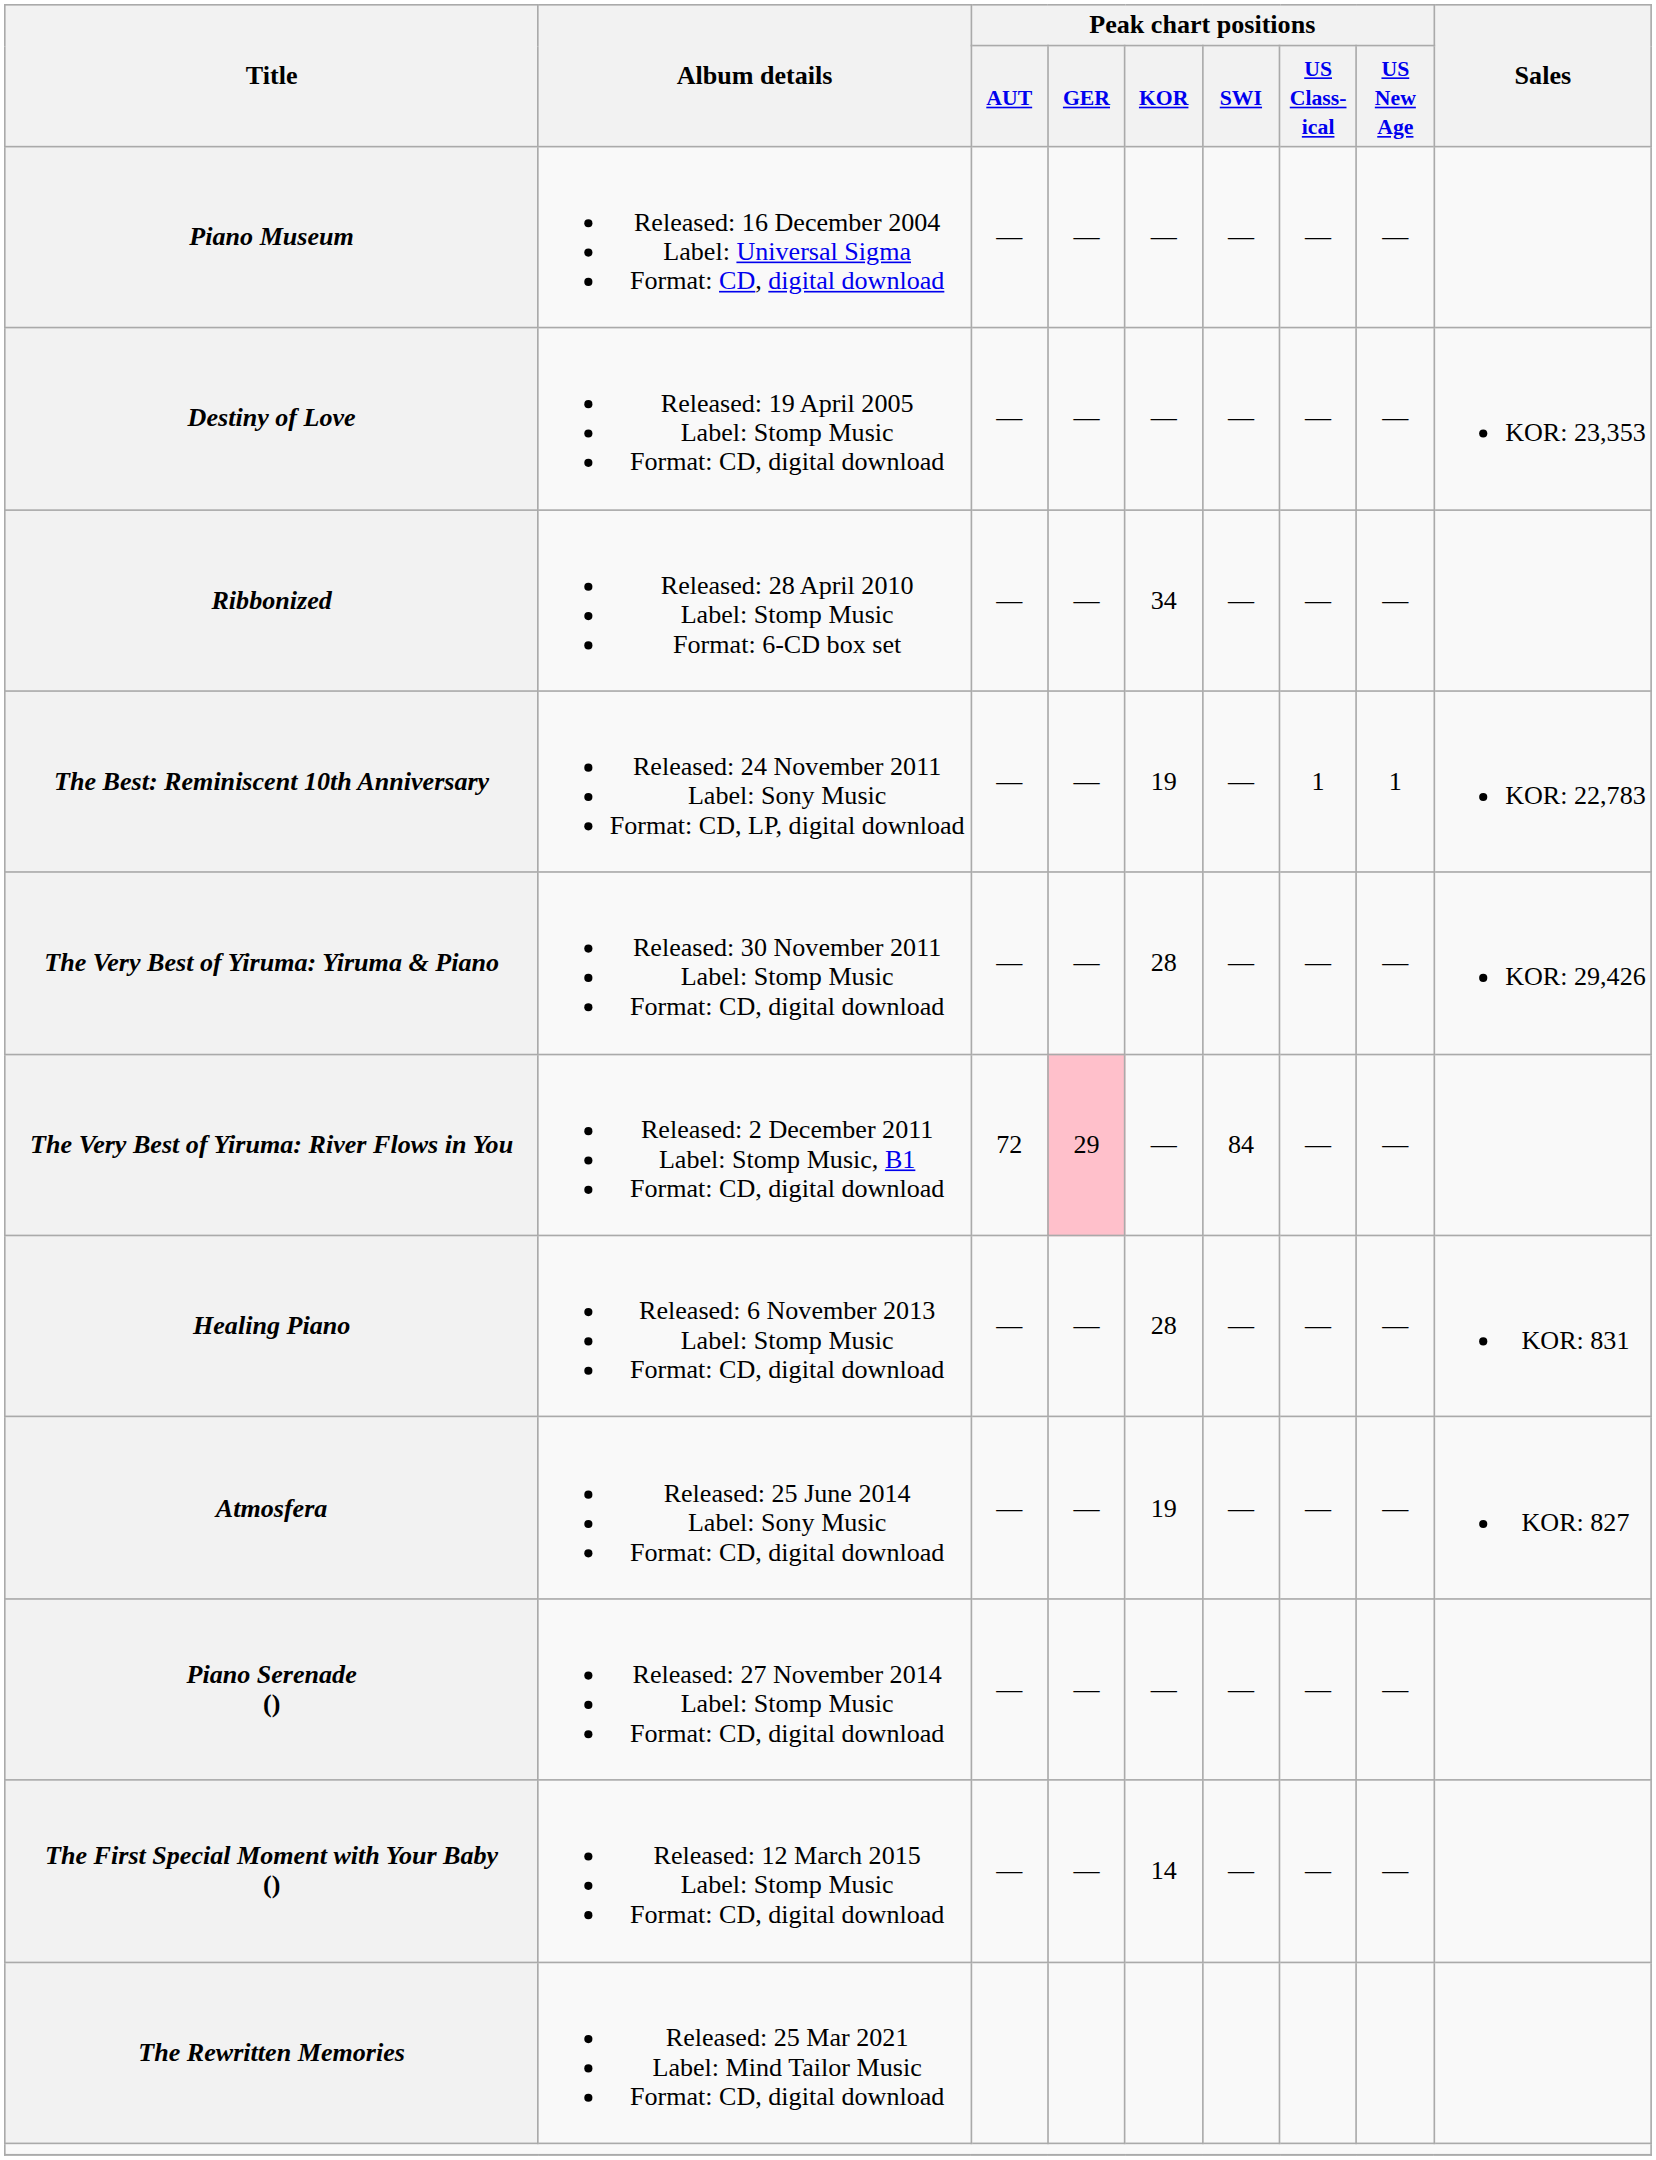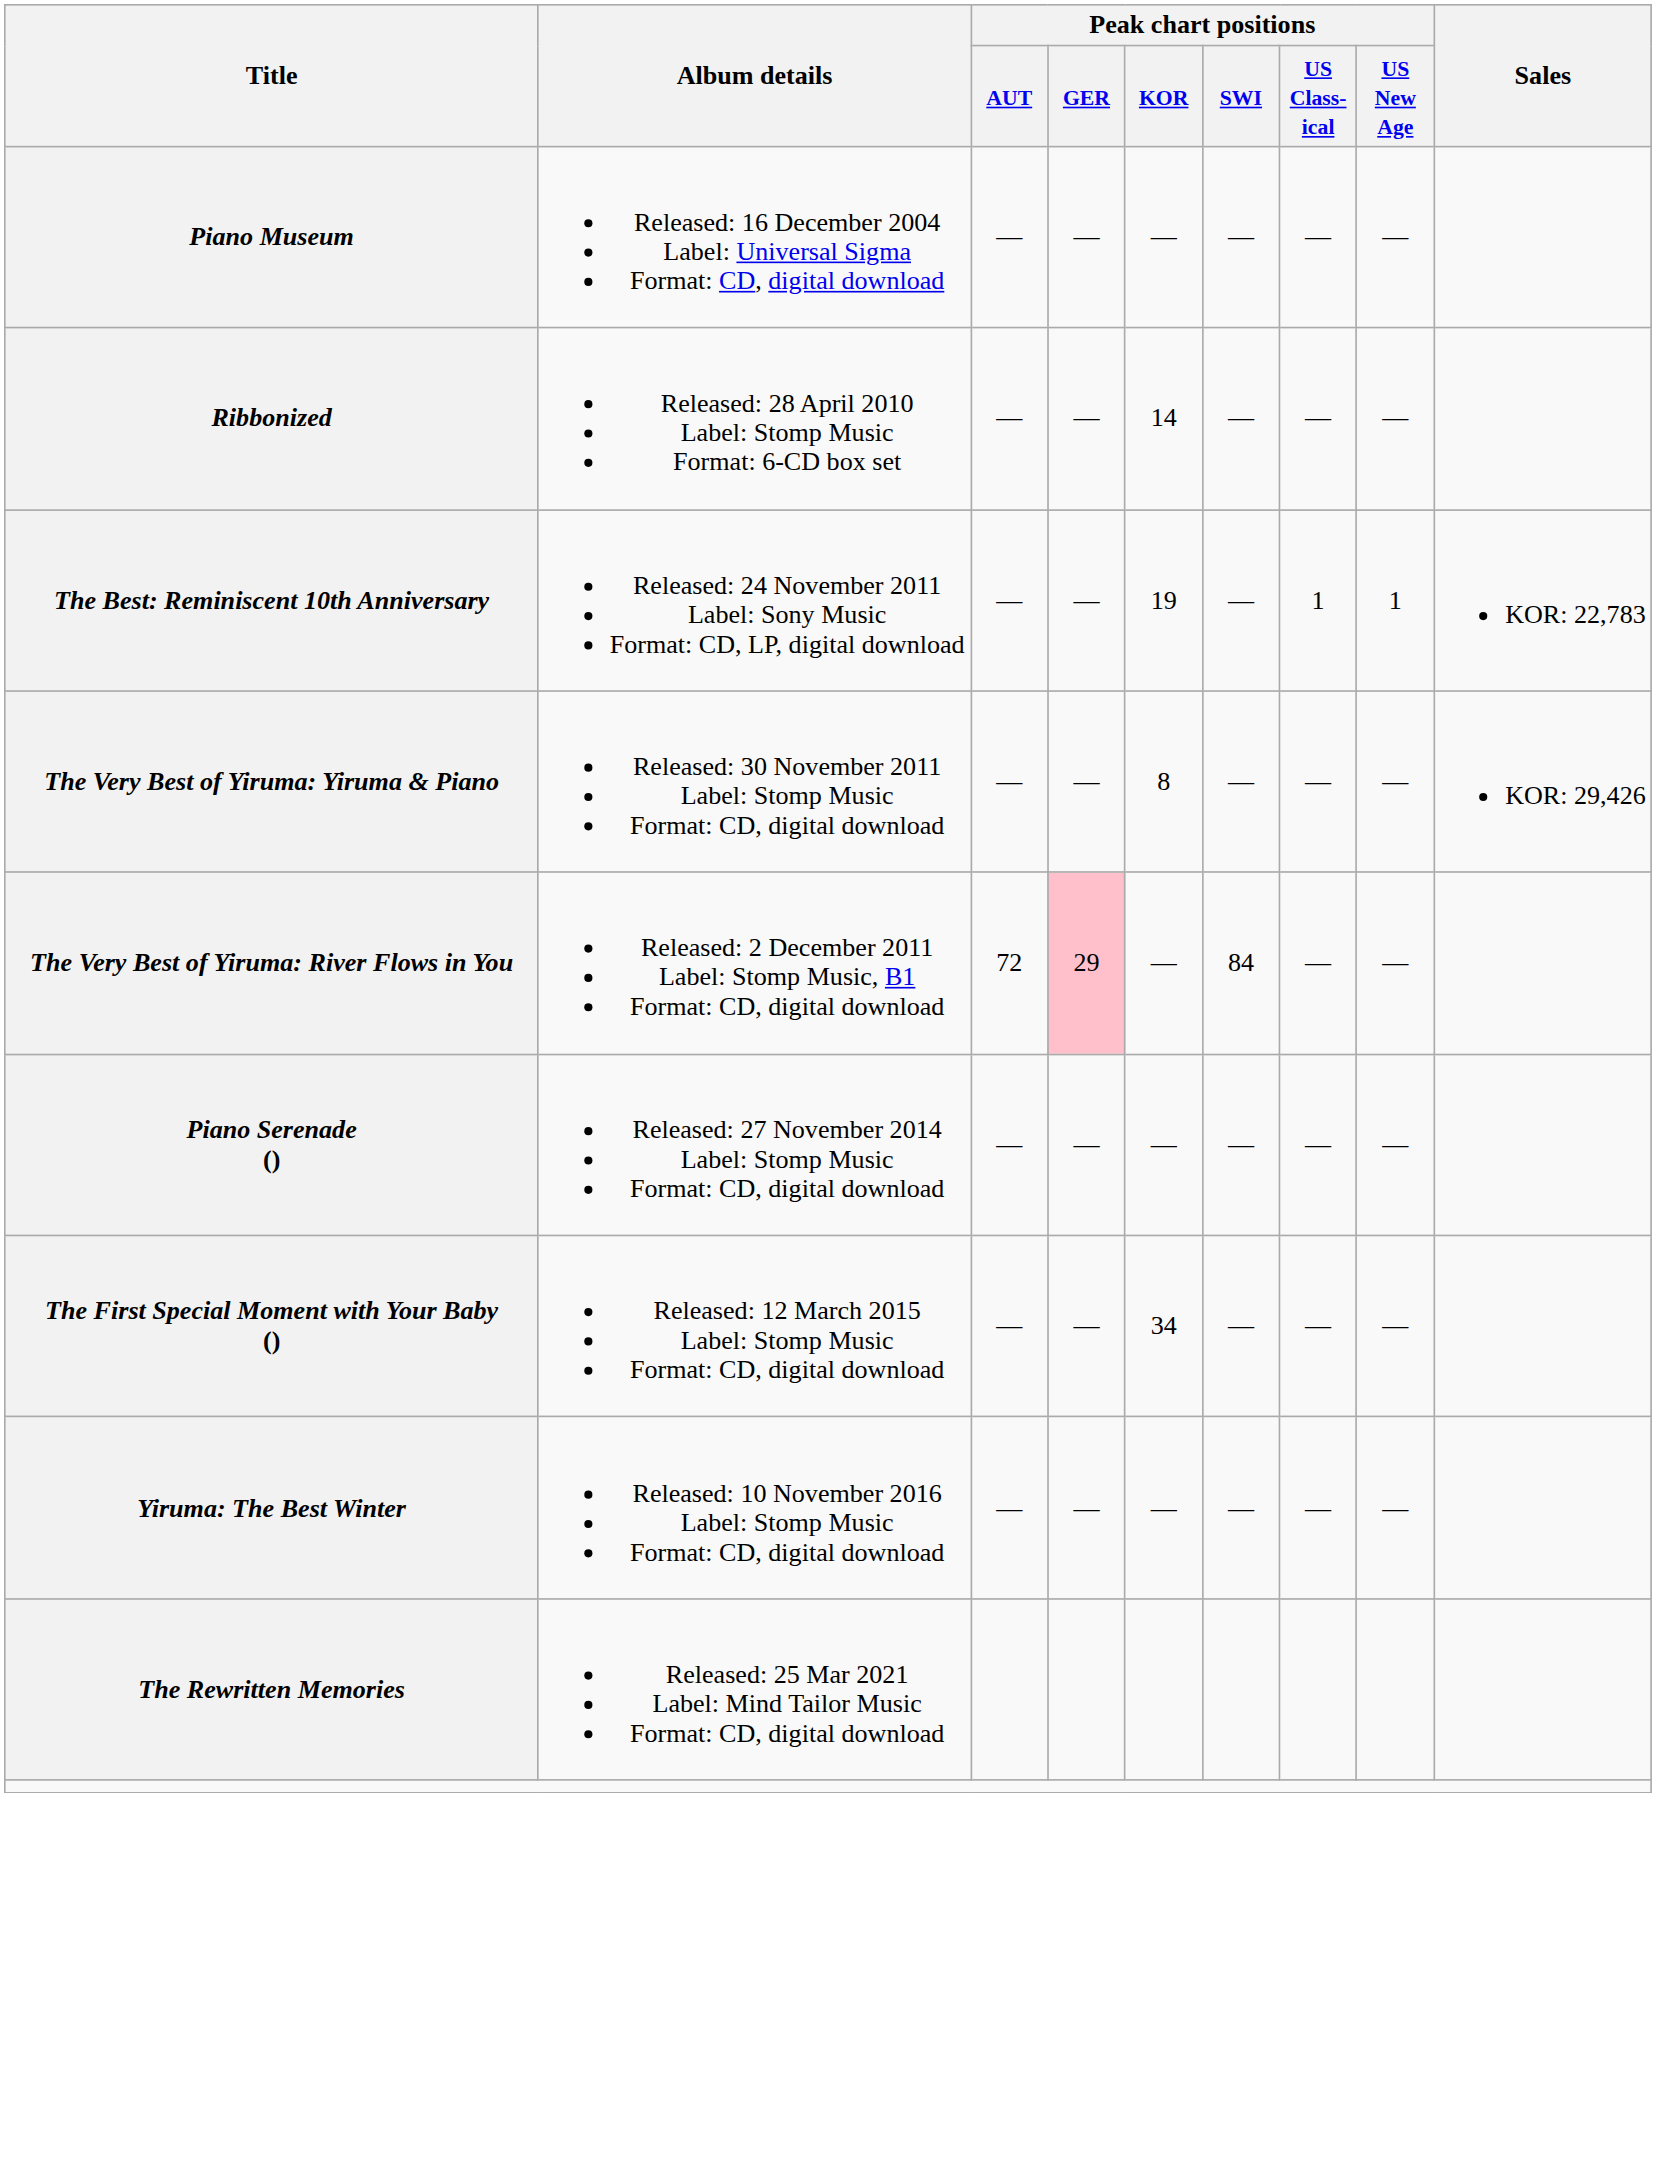- row: (272, 418)
(1164, 599) 34 -> (1164, 418) 14
(1164, 962) 28 -> (1164, 781) 8
- row: (272, 1325)
- row: (272, 1507)
(1164, 1870) 14 -> (1164, 1325) 34
+ row: (272, 1507)
